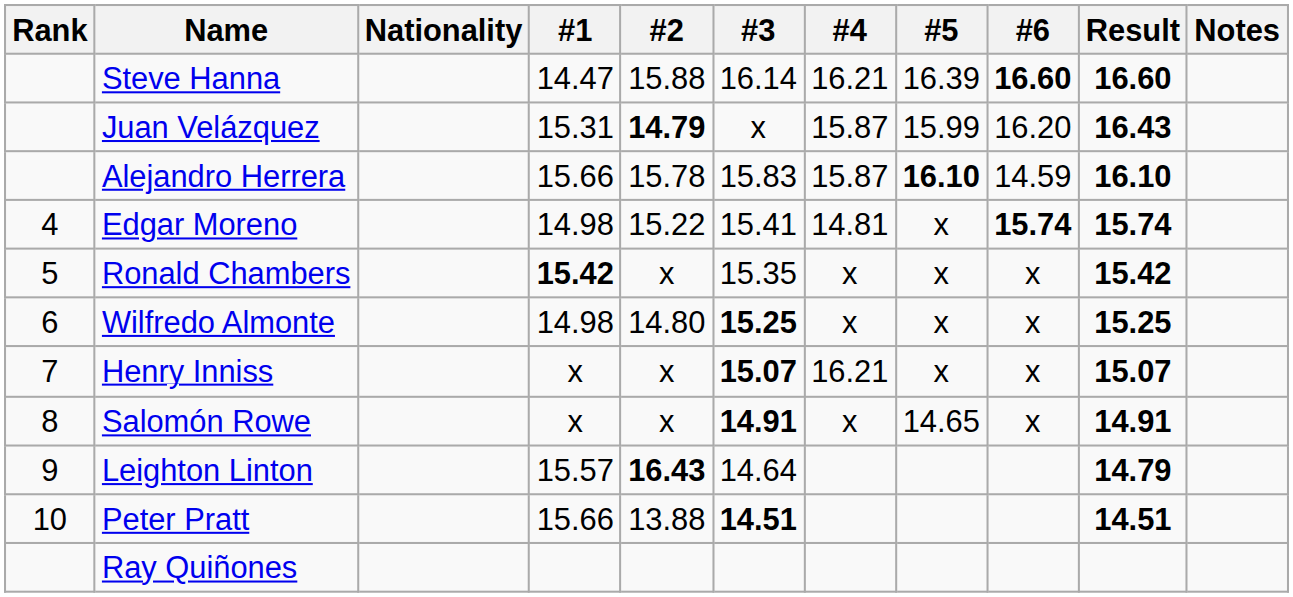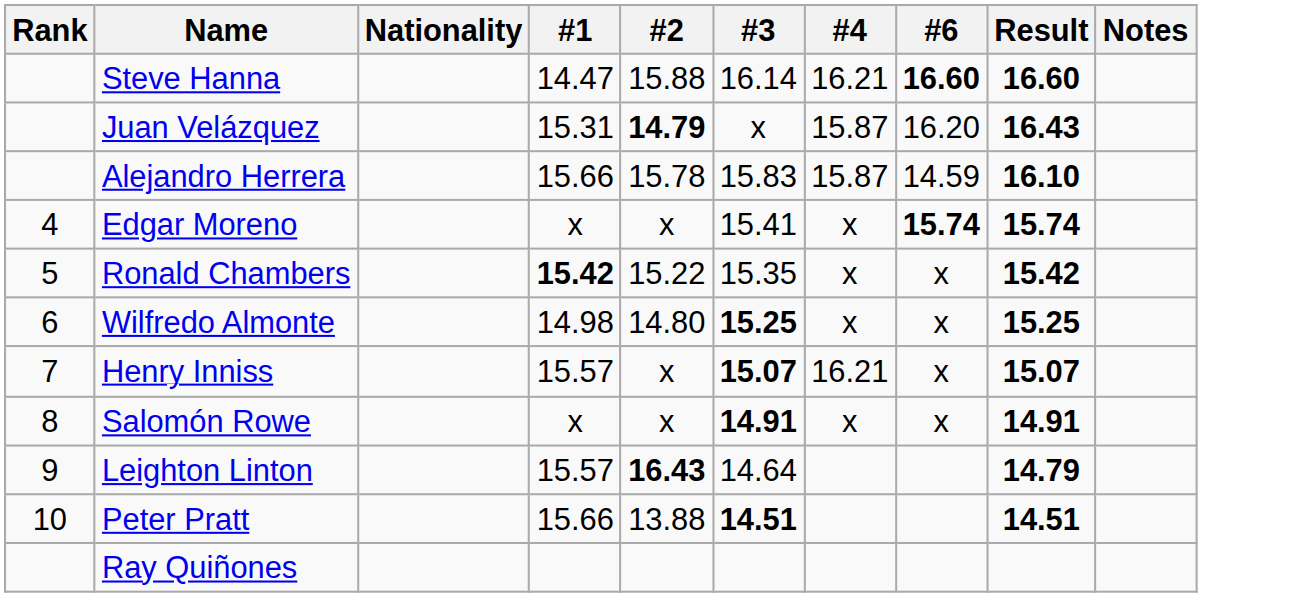- column: (941, 30)
(575, 225) 14.98 -> (575, 225) x
(667, 225) 15.22 -> (667, 225) x
(850, 225) 14.81 -> (850, 225) x
(667, 274) x -> (667, 274) 15.22
(575, 372) x -> (575, 372) 15.57
